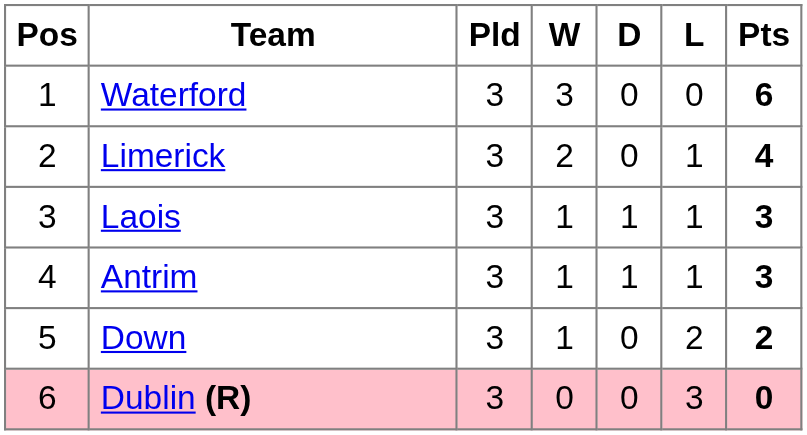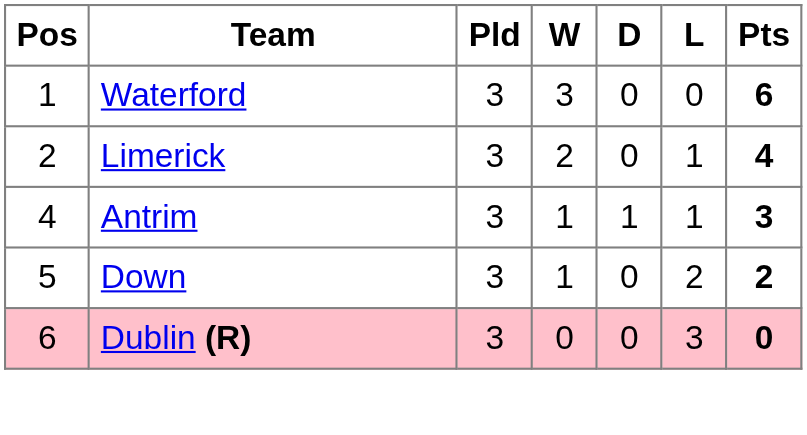- row: (141, 216)
